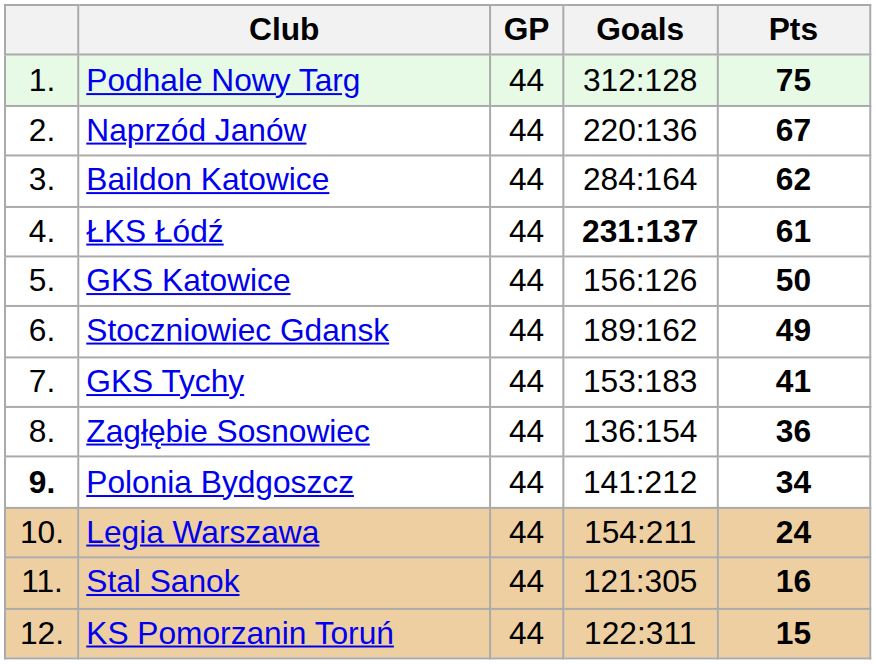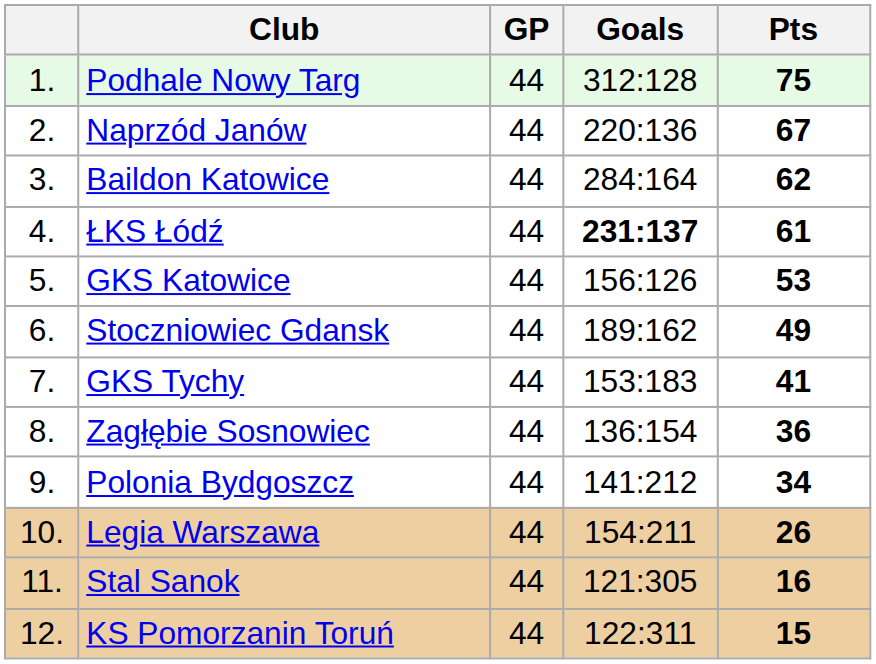(793, 280) 50 -> (793, 280) 53
(42, 481) bold -> (42, 481) normal
(793, 532) 24 -> (793, 532) 26
